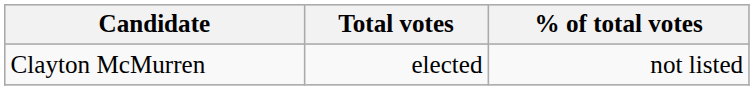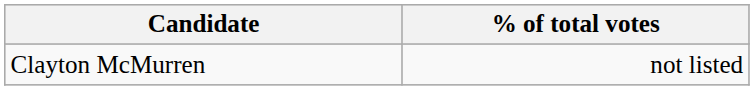- column: (396, 24)
